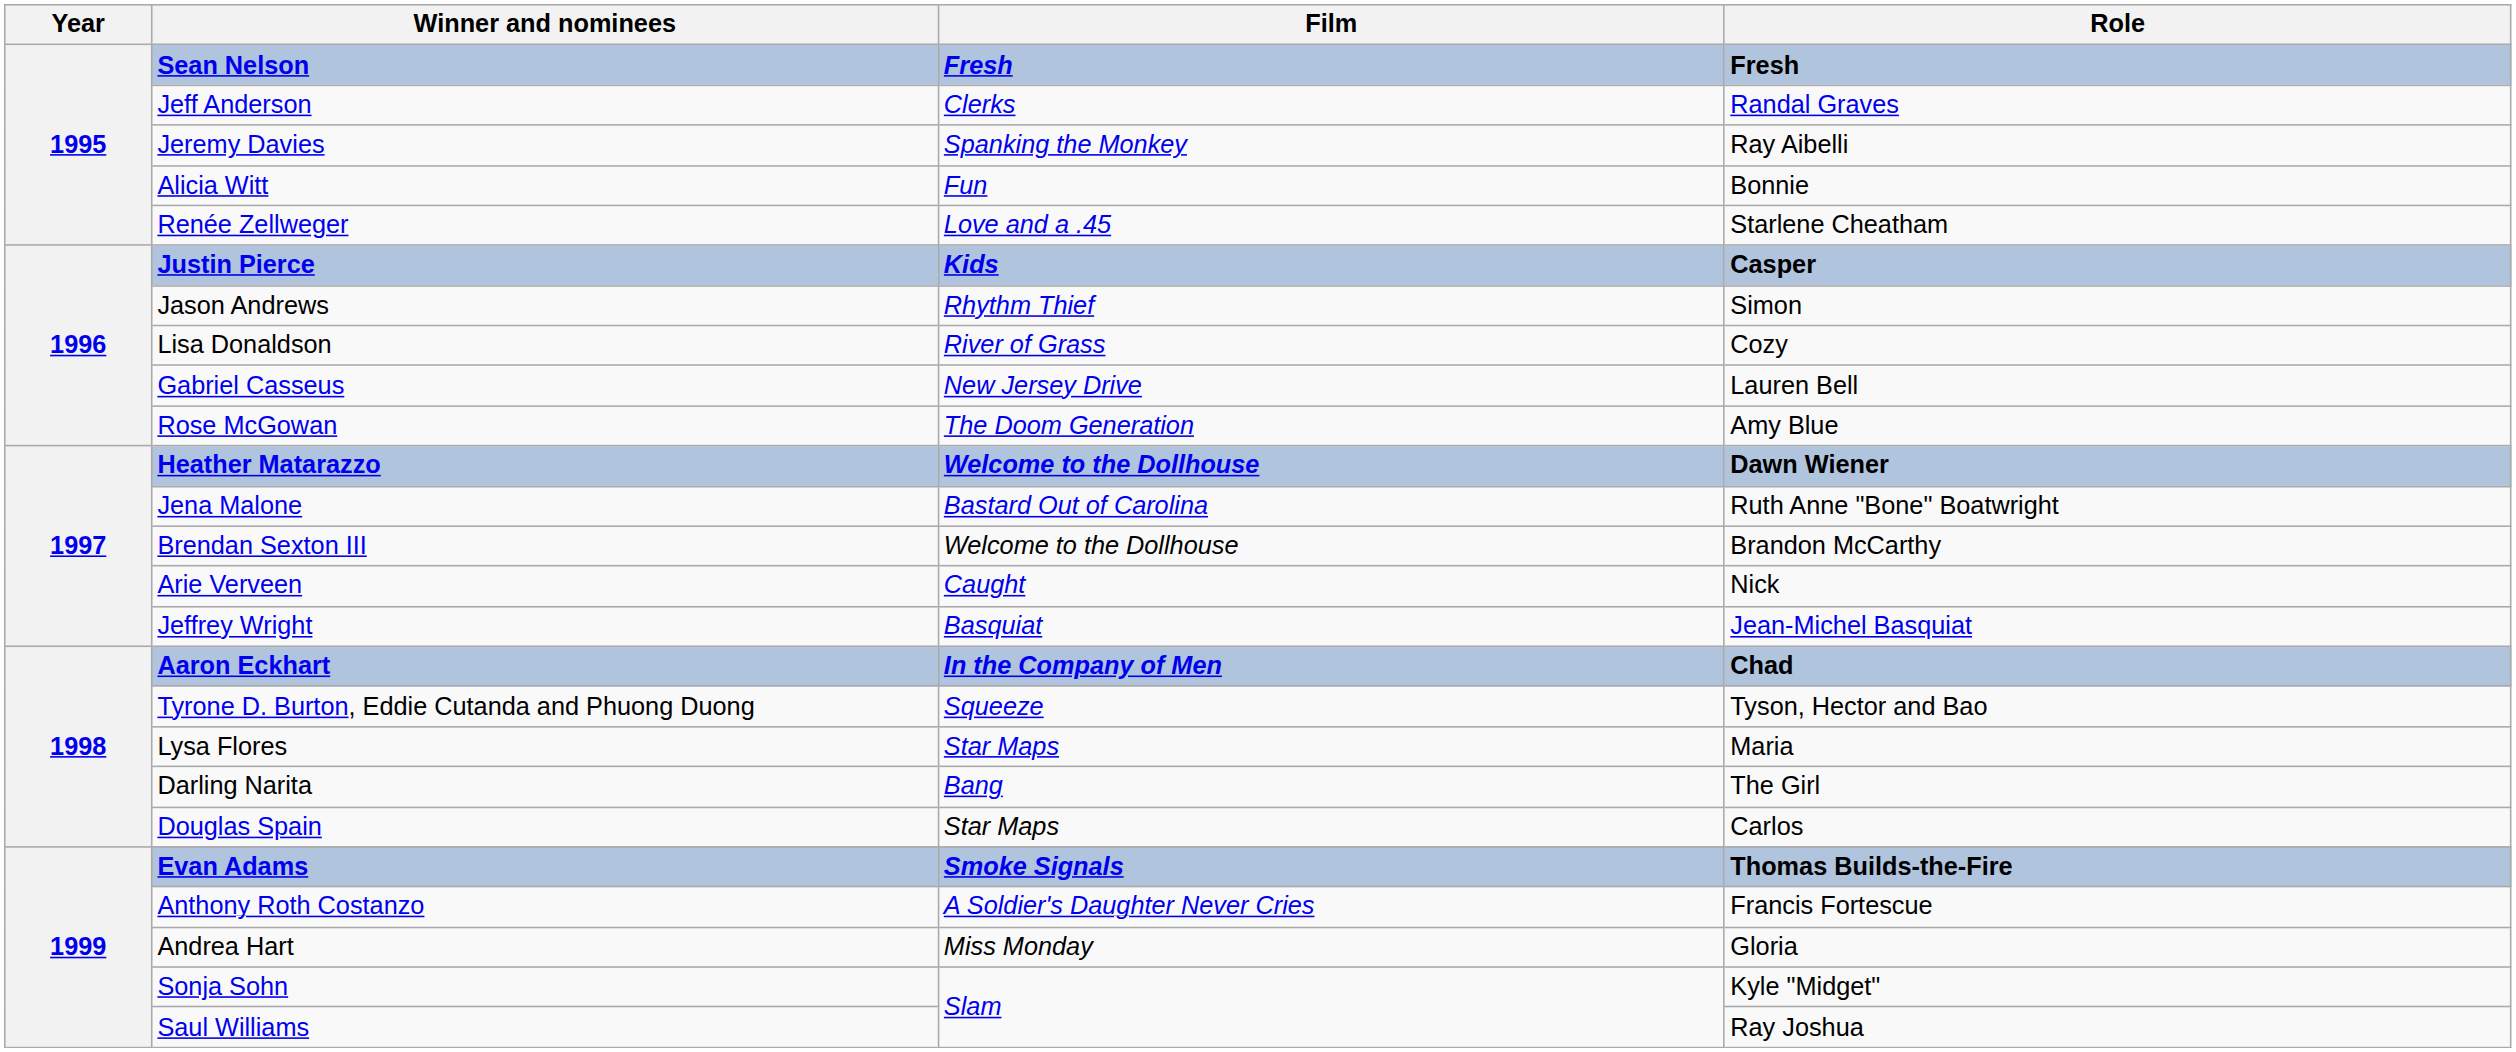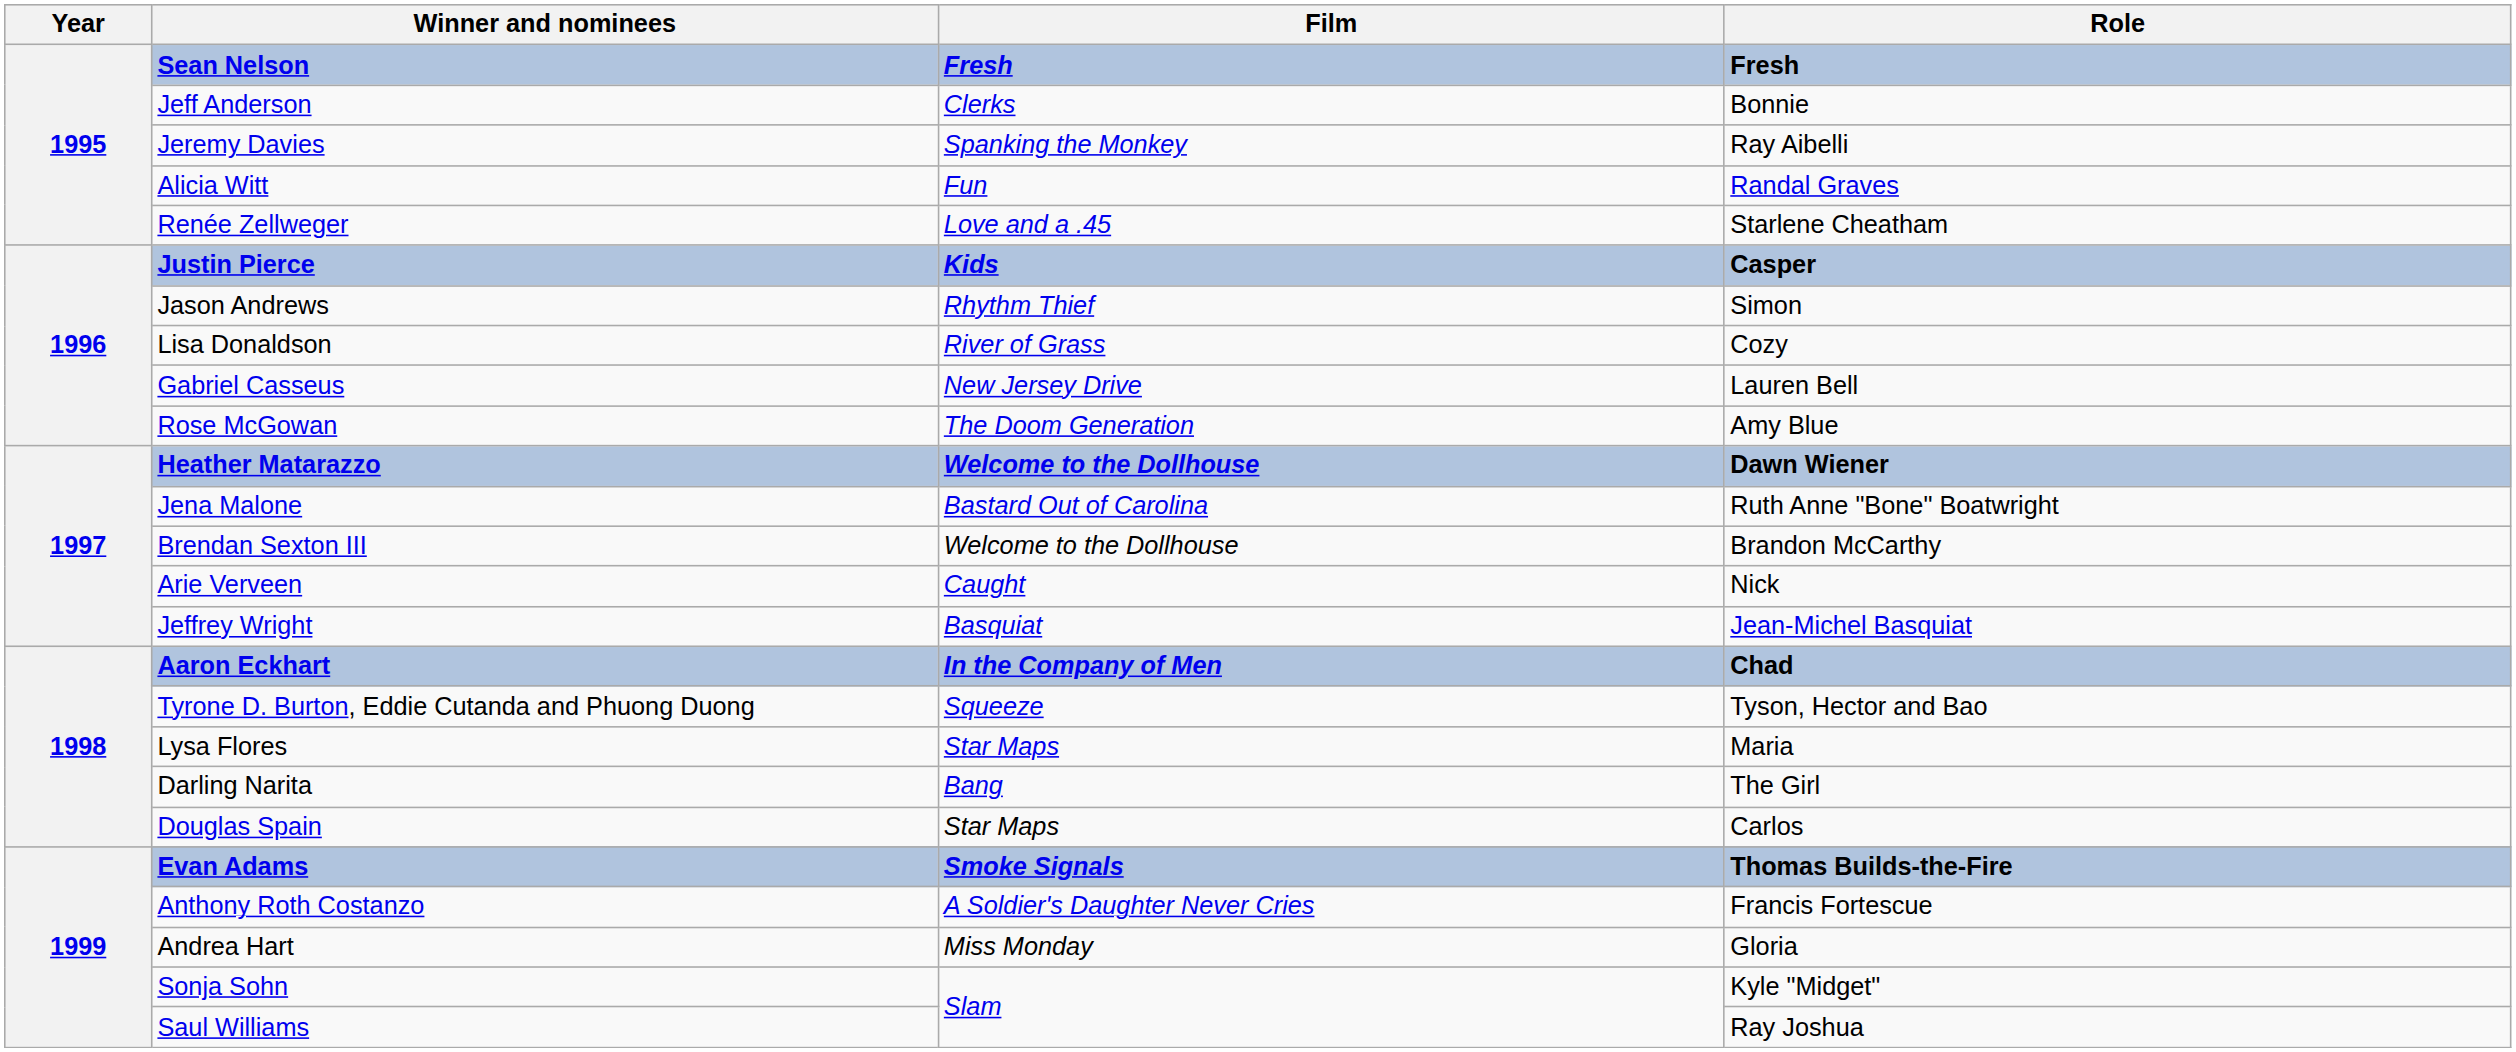(1815, 104) Randal Graves -> (1770, 104) Bonnie
(1770, 184) Bonnie -> (1815, 184) Randal Graves
